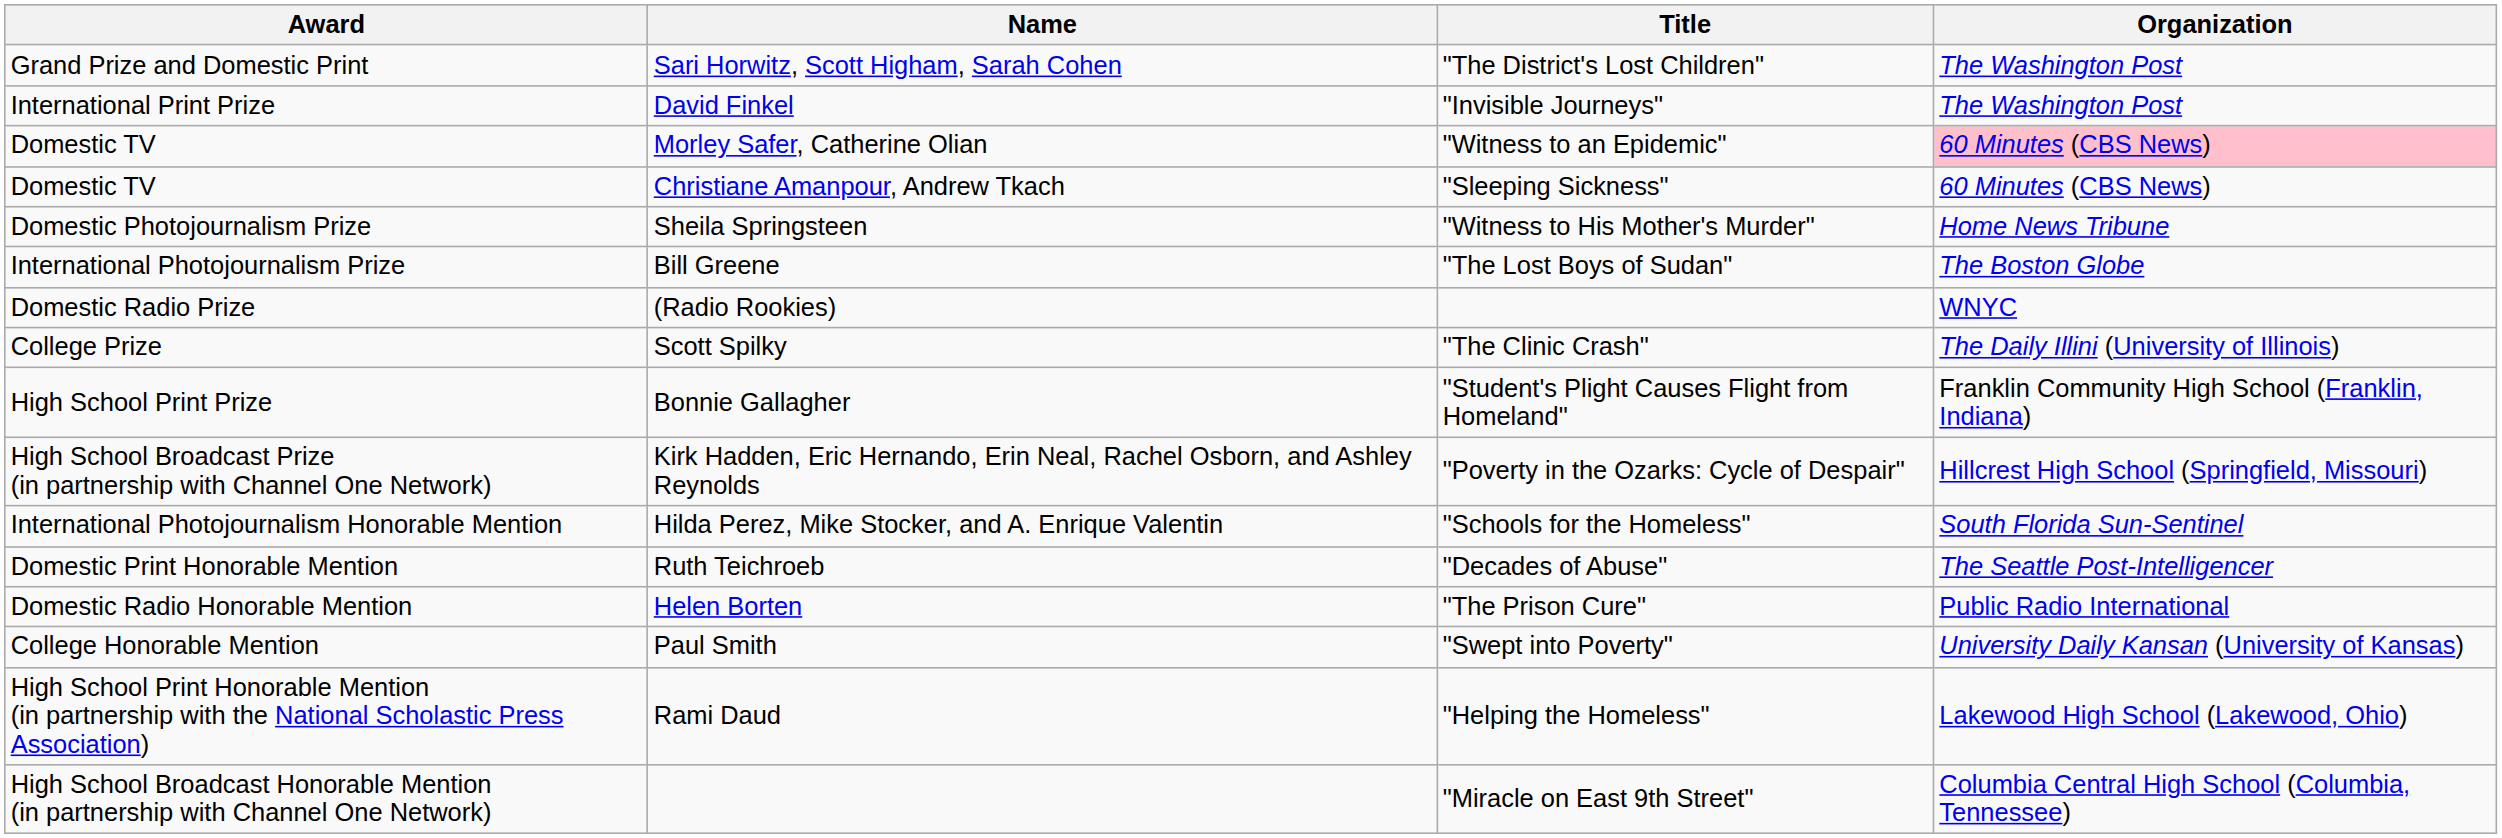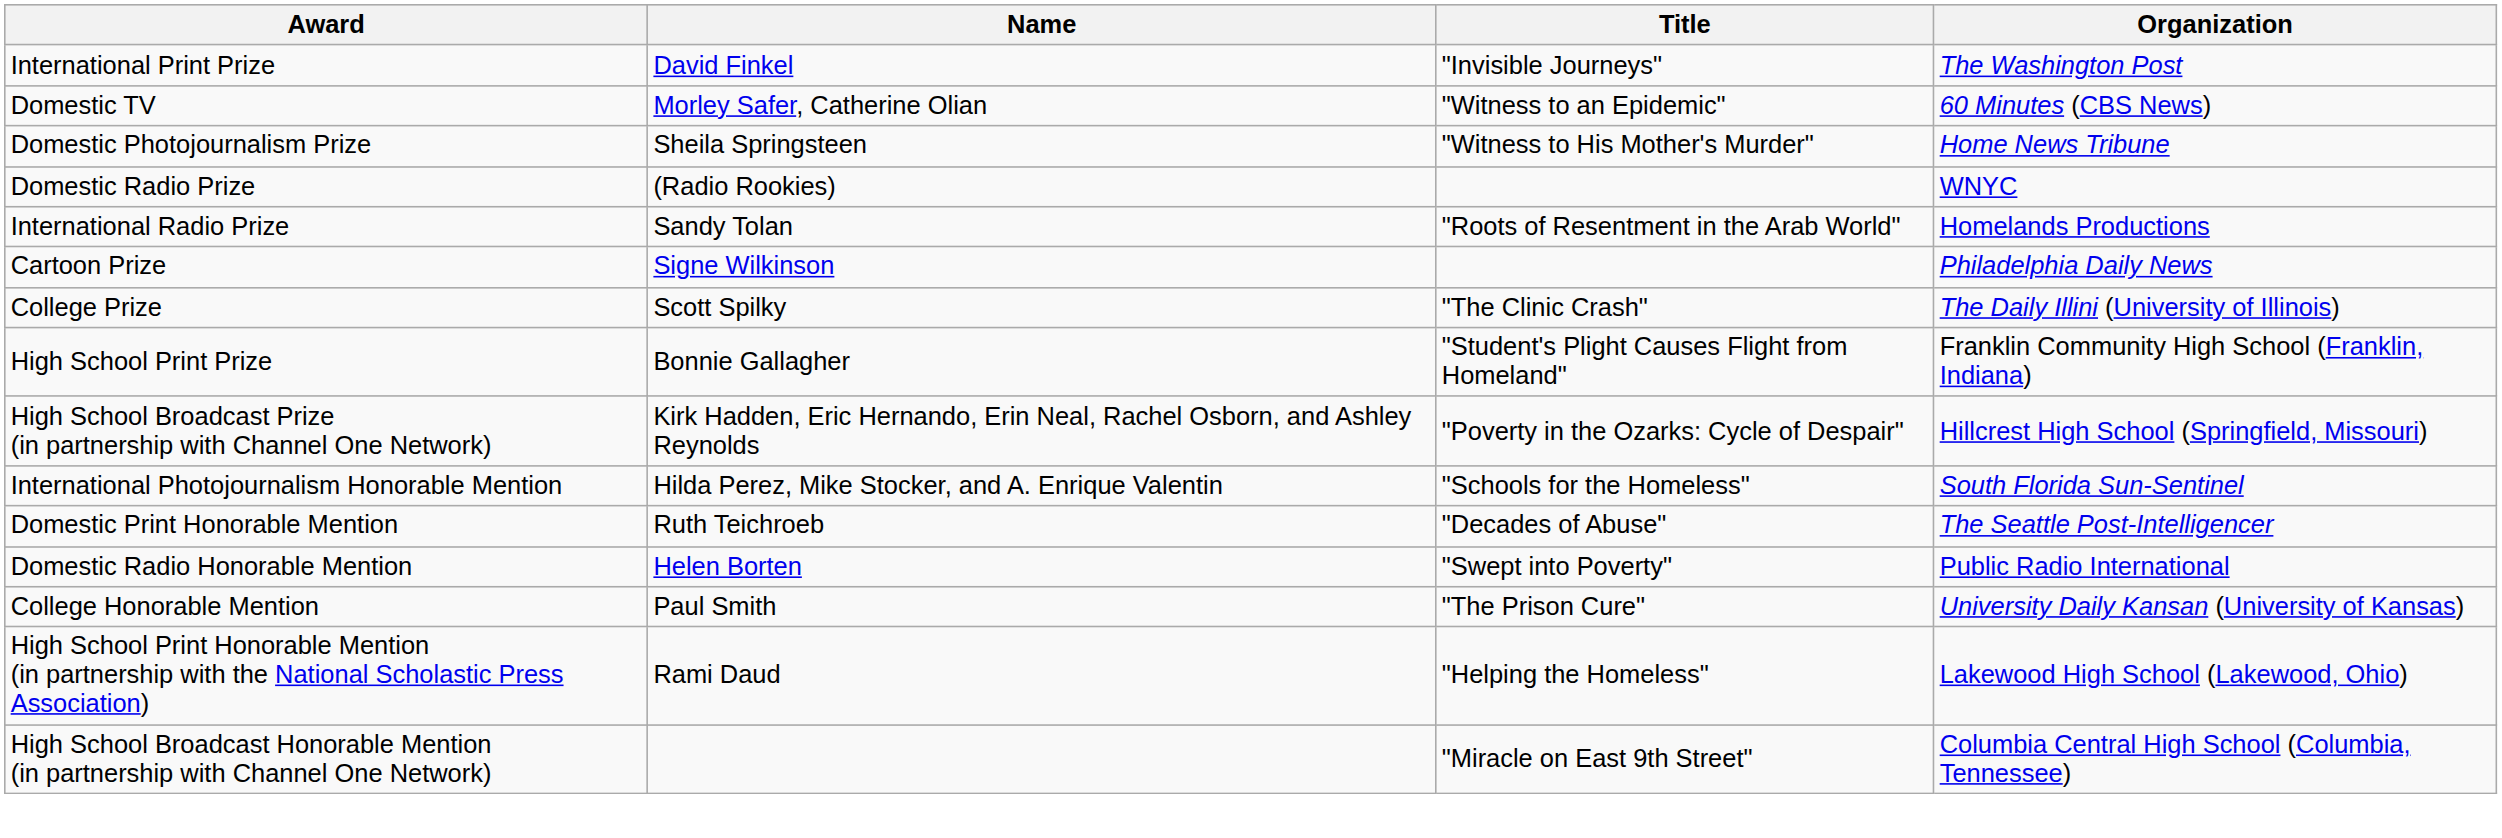- row: (888, 65)
(2075, 145) pink background -> (2075, 105) no background
- row: (859, 186)
- row: (717, 266)
+ row: (723, 226)
+ row: (744, 266)
(1544, 606) "The Prison Cure" -> (1557, 566) "Swept into Poverty"
(1558, 646) "Swept into Poverty" -> (1543, 606) "The Prison Cure"
